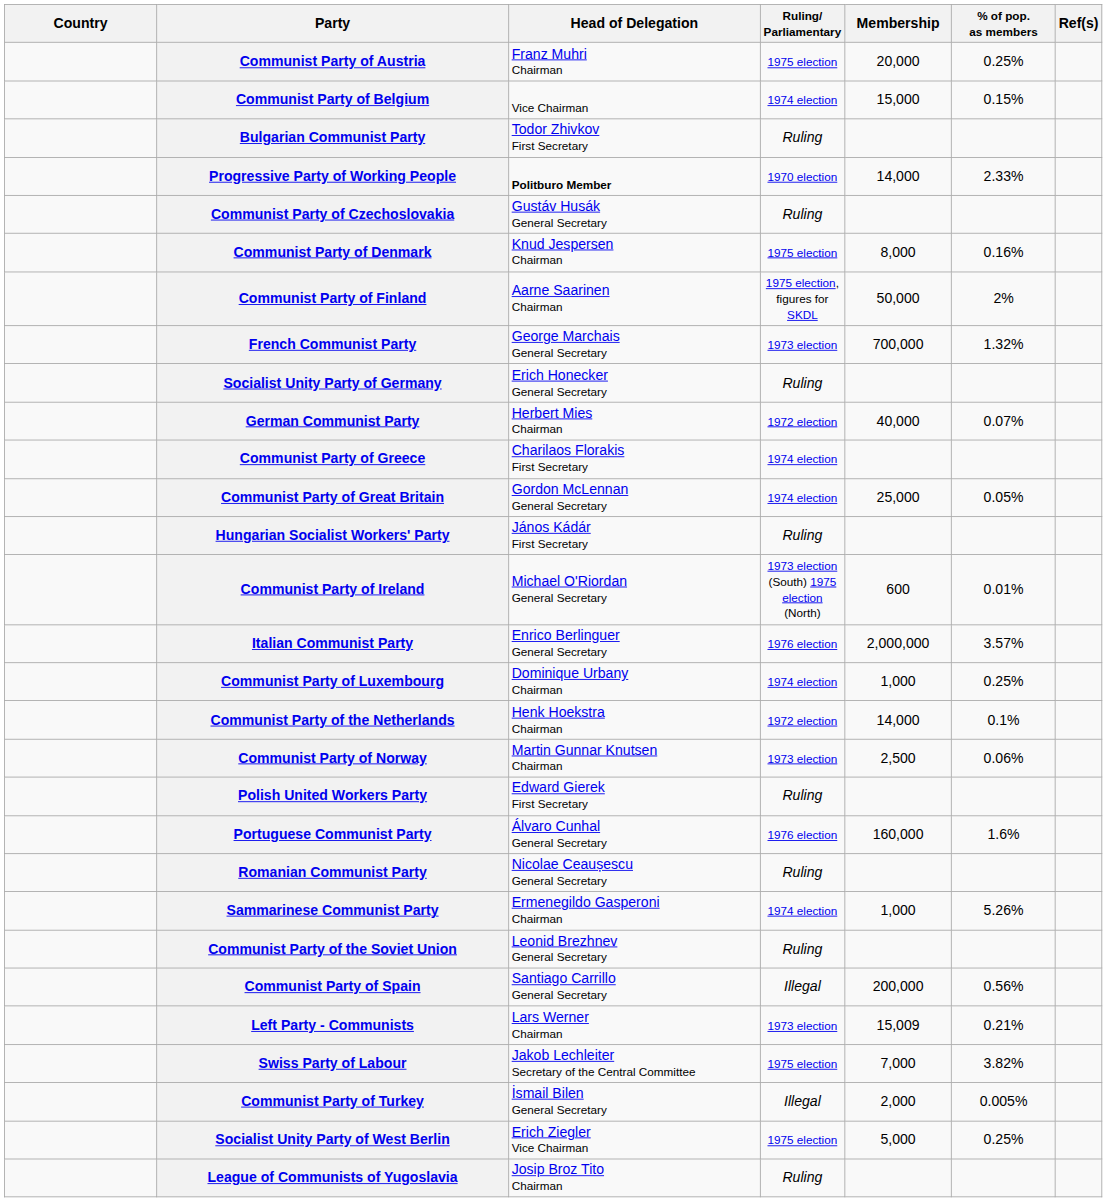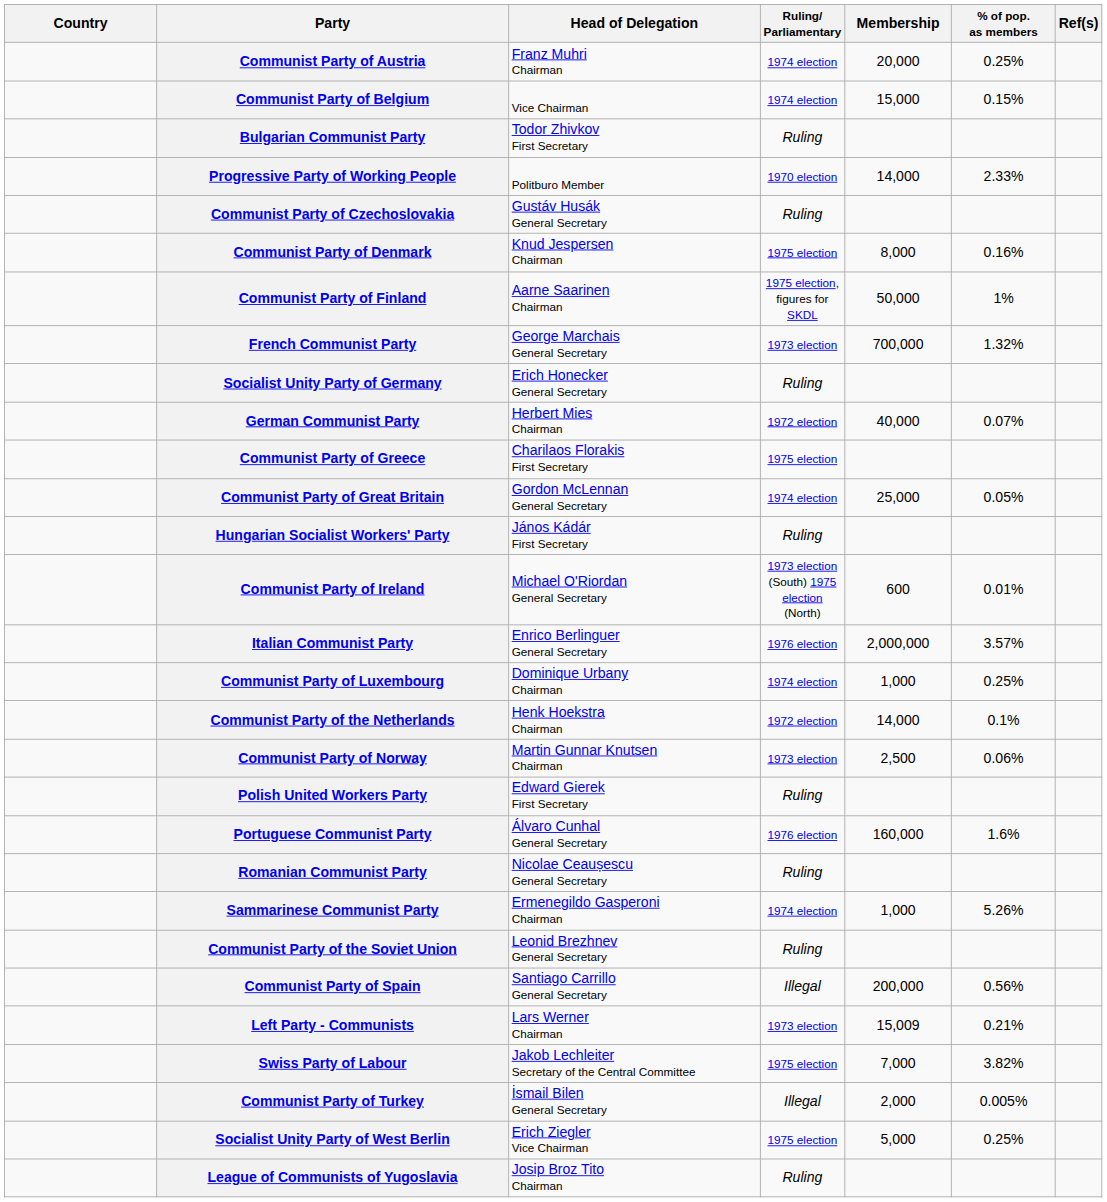(802, 62) 1975 election -> (802, 62) 1974 election
(562, 184) bold -> (558, 185) normal
(1004, 298) 2% -> (1004, 298) 1%
(802, 460) 1974 election -> (802, 460) 1975 election
